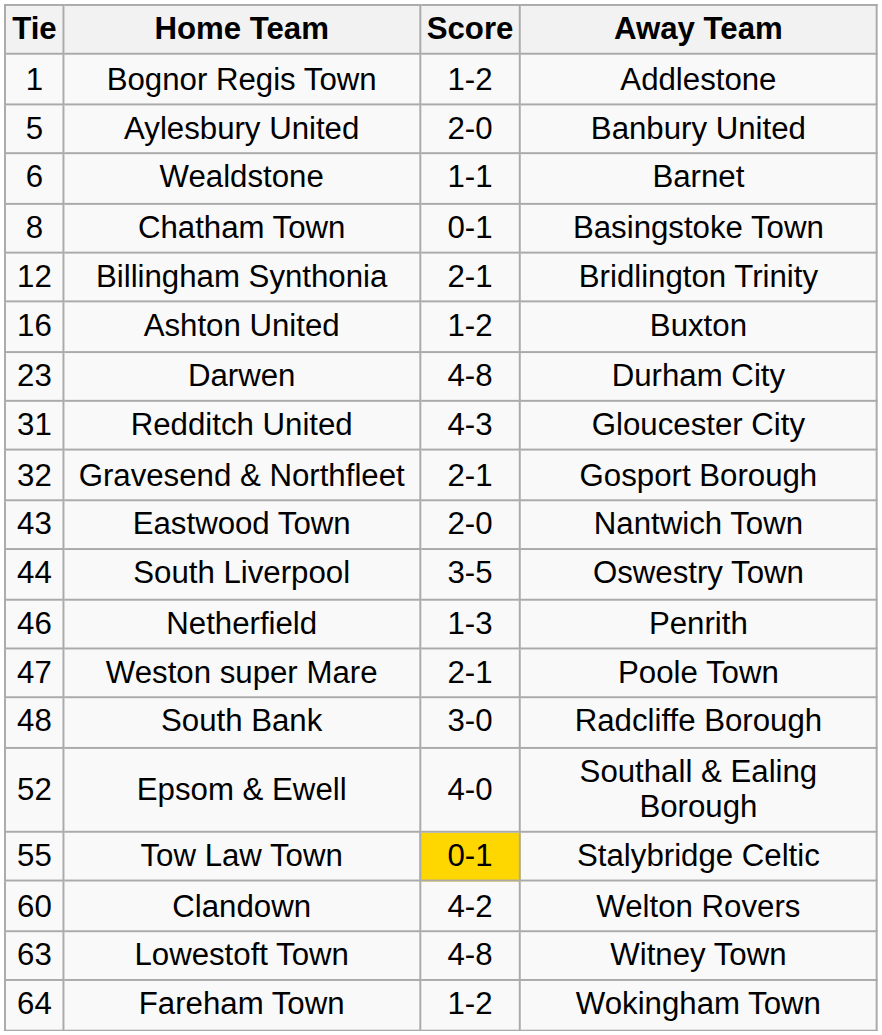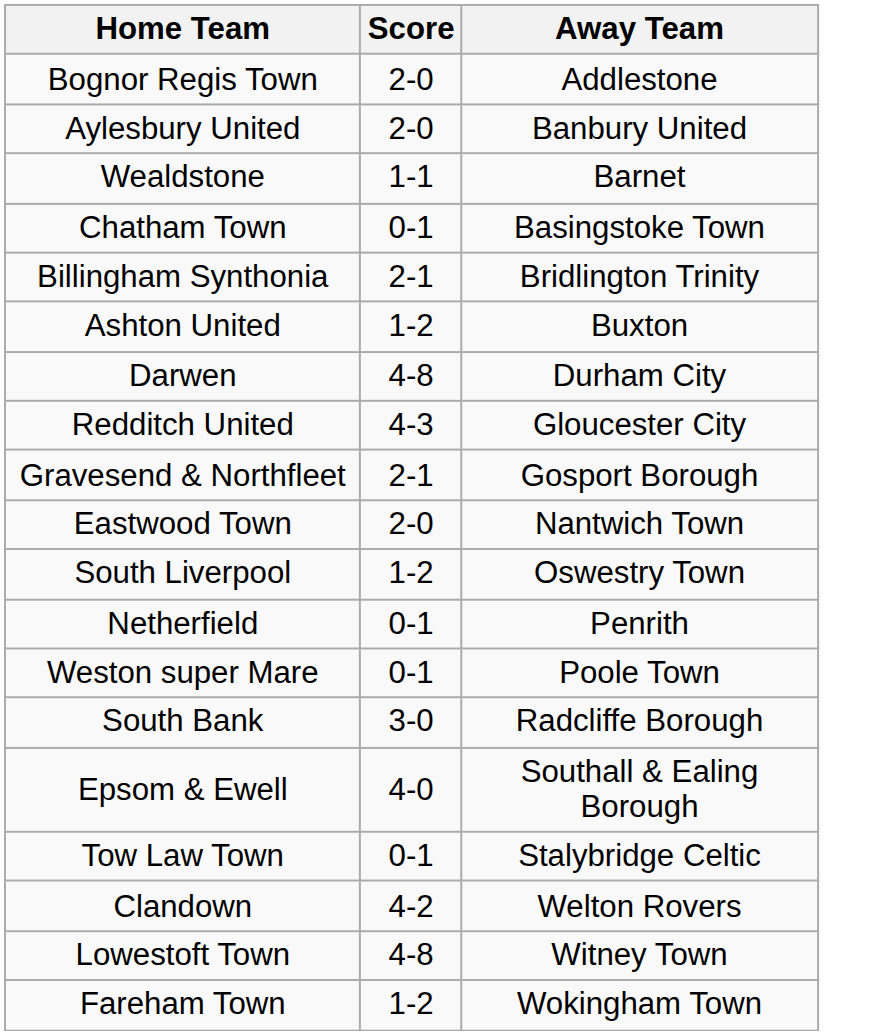- column: (34, 29)
(470, 78) 1-2 -> (411, 78) 2-0
(470, 573) 3-5 -> (411, 573) 1-2
(470, 623) 1-3 -> (411, 623) 0-1
(470, 672) 2-1 -> (411, 672) 0-1
(470, 856) gold background -> (411, 856) no background
